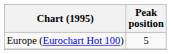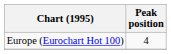(146, 40) 5 -> (146, 40) 4
